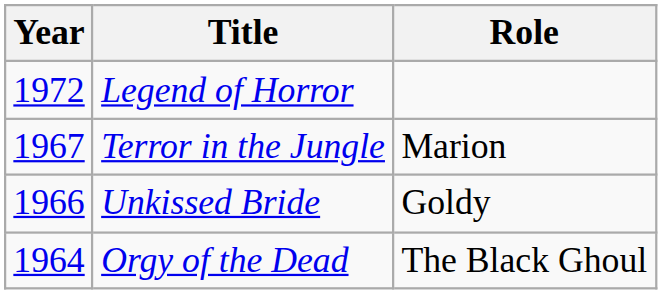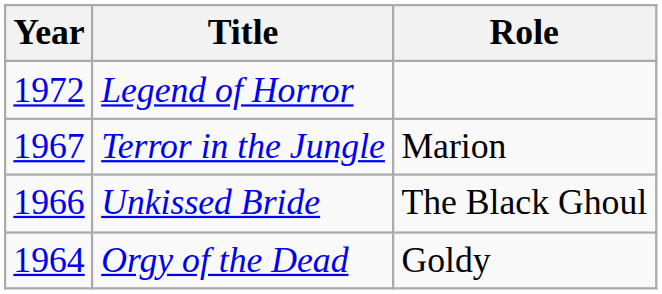(446, 202) Goldy -> (524, 202) The Black Ghoul
(524, 259) The Black Ghoul -> (446, 259) Goldy
